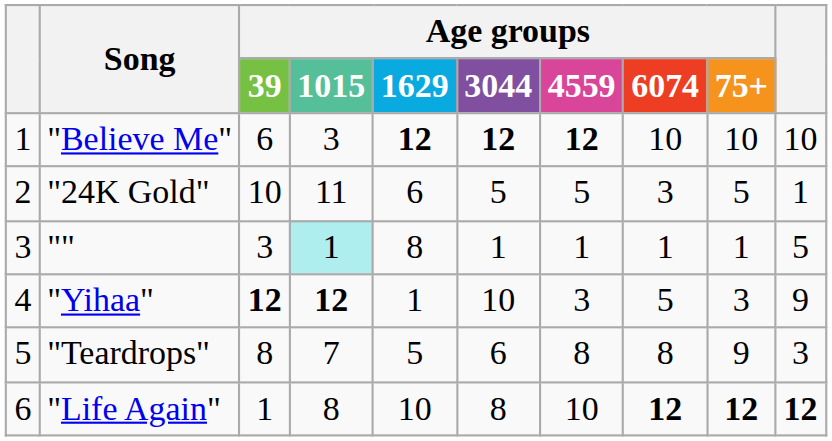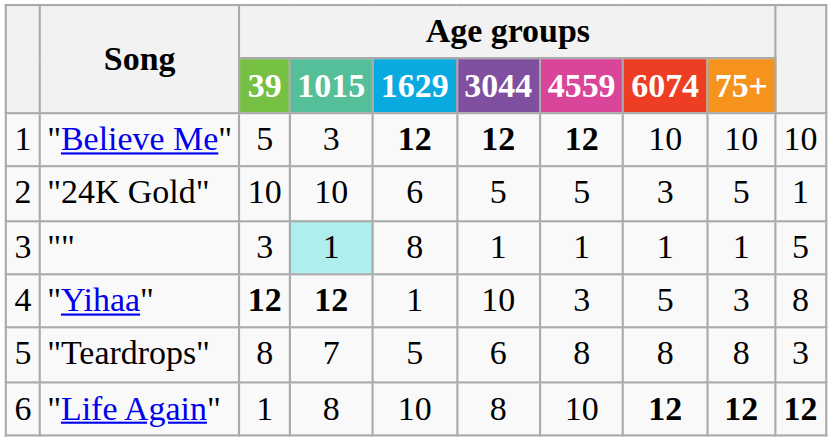(265, 138) 6 -> (265, 138) 5
(331, 192) 11 -> (331, 192) 10
(801, 300) 9 -> (801, 300) 8
(741, 354) 9 -> (741, 354) 8
